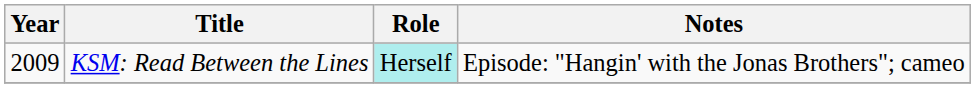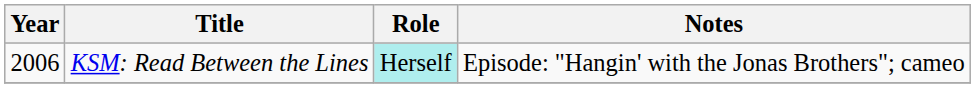(35, 62) 2009 -> (35, 62) 2006
